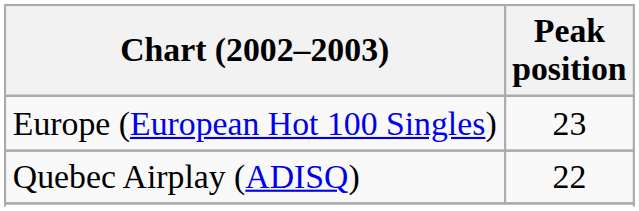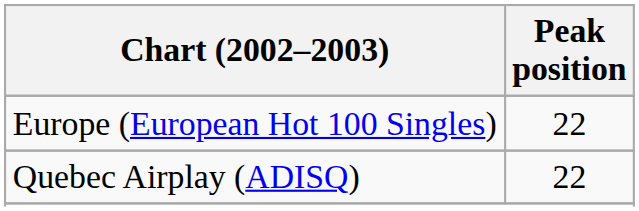(569, 122) 23 -> (569, 122) 22
